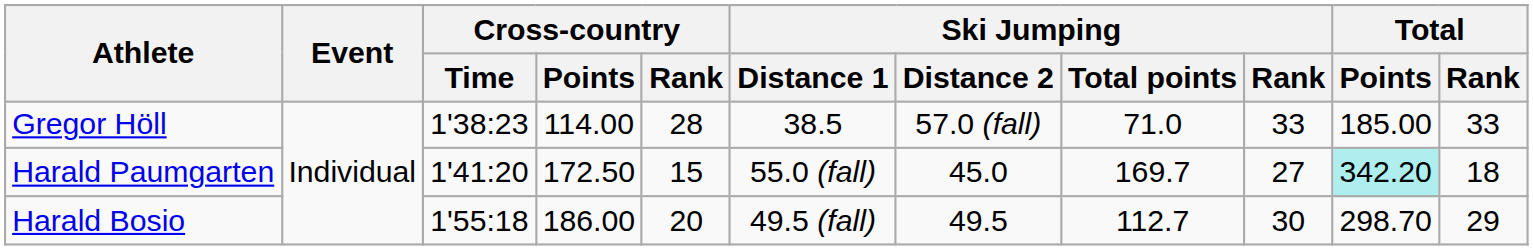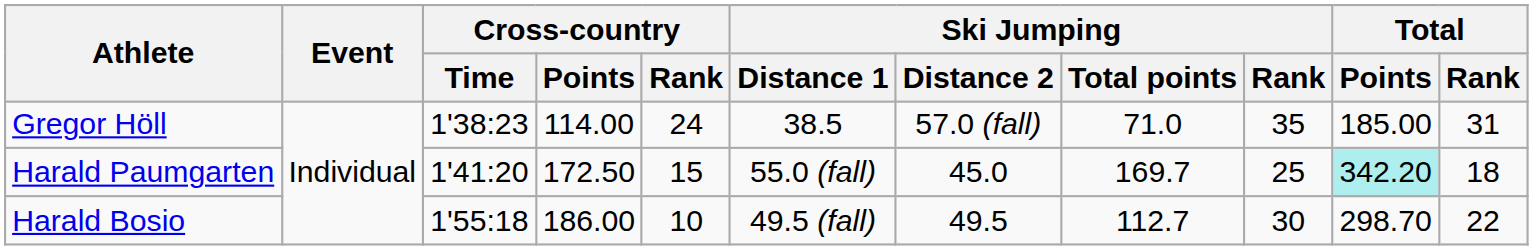(686, 125) 28 -> (686, 125) 24
(1288, 125) 33 -> (1288, 125) 35
(1483, 125) 33 -> (1483, 125) 31
(1288, 173) 27 -> (1288, 173) 25
(686, 220) 20 -> (686, 220) 10
(1483, 220) 29 -> (1483, 220) 22
